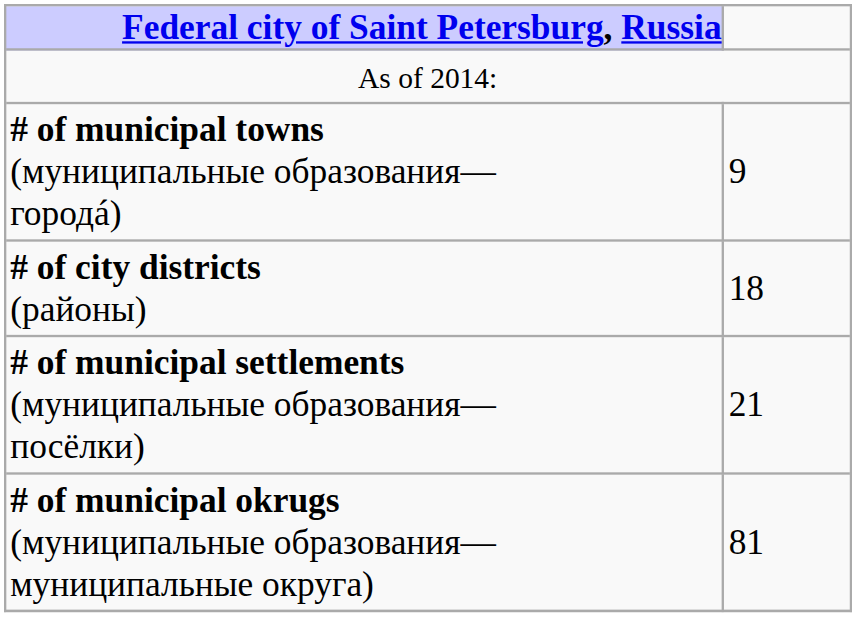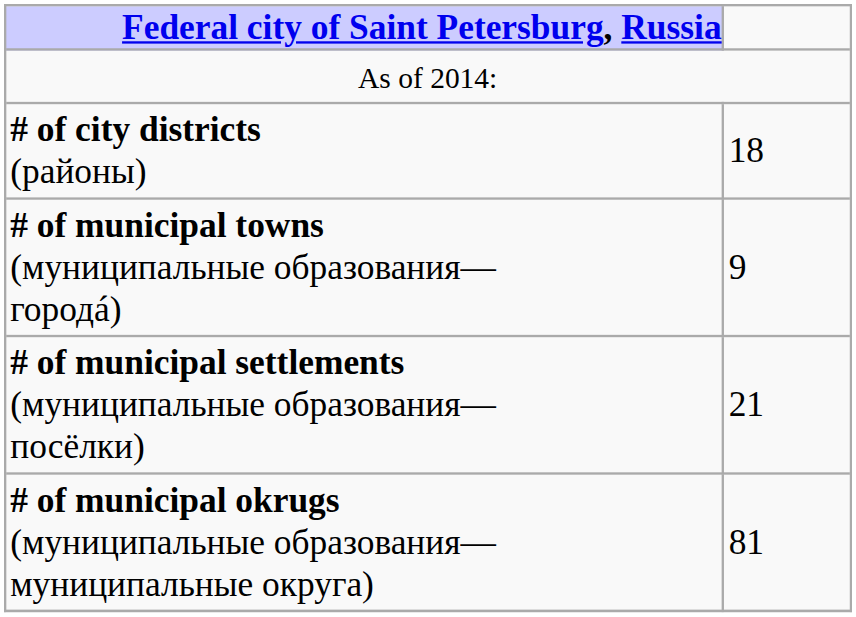rows swapped: (136, 287) <-> (253, 171)
